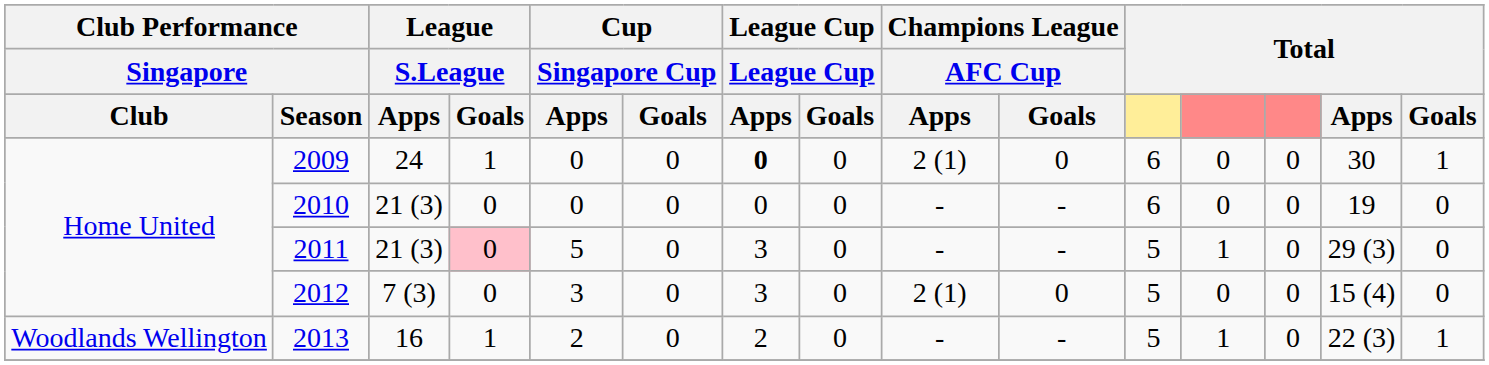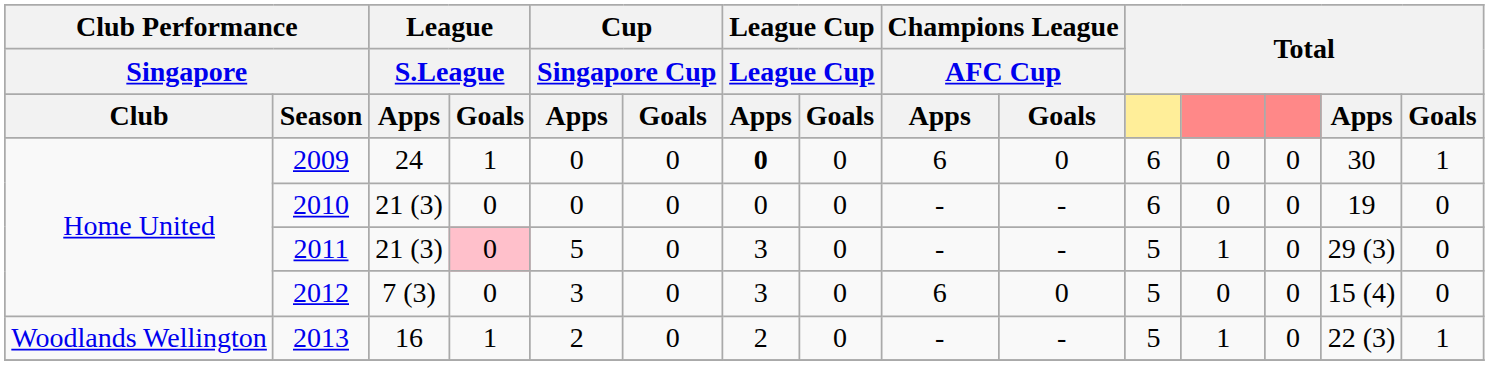(940, 159) 2 (1) -> (940, 159) 6
(940, 293) 2 (1) -> (940, 293) 6
